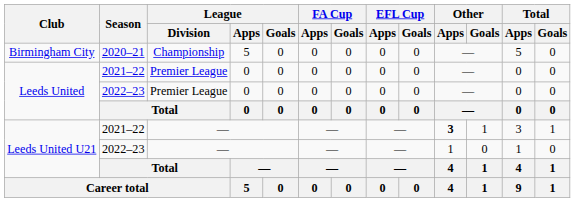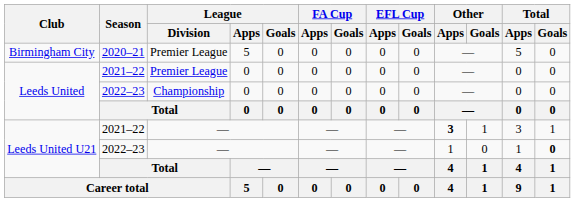(189, 52) Championship -> (189, 52) Premier League
(189, 91) Premier League -> (189, 91) Championship
(552, 149) normal -> (552, 149) bold
